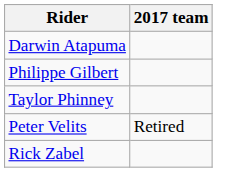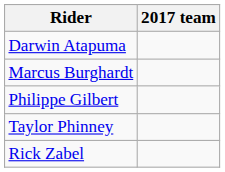+ row: (71, 72)
- row: (48, 126)
